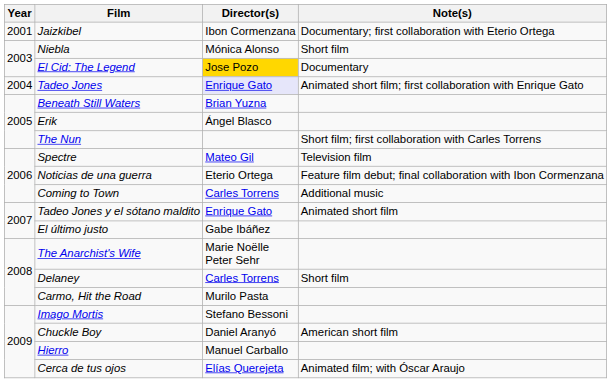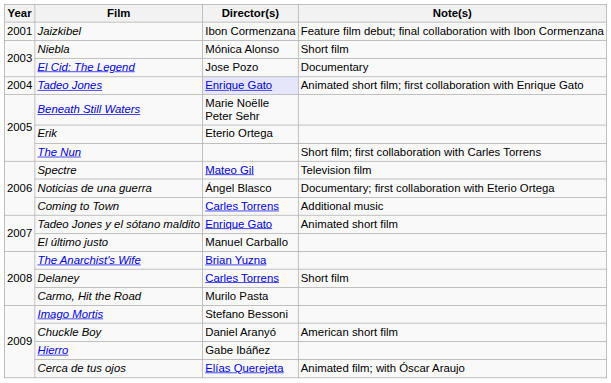(428, 31) Documentary; first collaboration with Eterio Ortega -> (452, 31) Feature film debut; final collaboration with Ibon Cormenzana
(232, 67) gold background -> (232, 67) no background
(236, 103) Brian Yuzna -> (237, 109) Marie Noëlle Peter Sehr
(238, 121) Ángel Blasco -> (239, 134) Eterio Ortega
(239, 175) Eterio Ortega -> (238, 188) Ángel Blasco
(452, 175) Feature film debut; final collaboration with Ibon Cormenzana -> (428, 188) Documentary; first collaboration with Eterio Ortega
(238, 229) Gabe Ibáñez -> (247, 242) Manuel Carballo
(237, 254) Marie Noëlle Peter Sehr -> (236, 260) Brian Yuzna
(247, 350) Manuel Carballo -> (238, 350) Gabe Ibáñez
